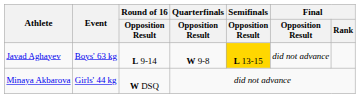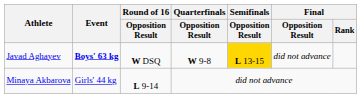(96, 56) normal -> (97, 56) bold
(145, 61) L 9-14 -> (146, 61) W DSQ
(145, 86) W DSQ -> (146, 86) L 9-14
